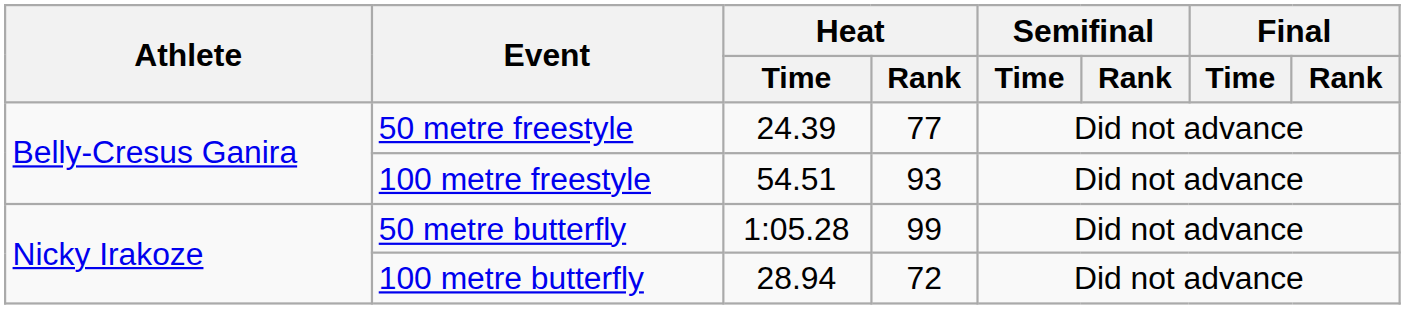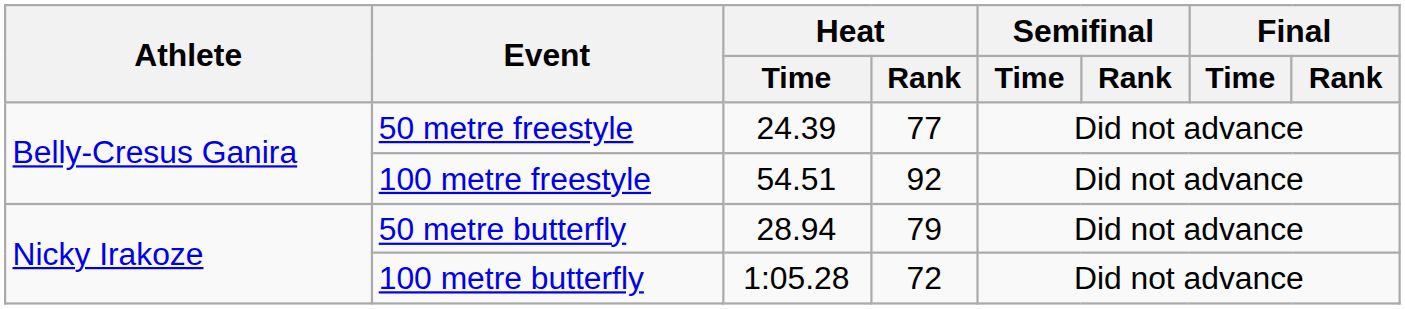(924, 179) 93 -> (924, 179) 92
(796, 229) 1:05.28 -> (796, 229) 28.94
(924, 229) 99 -> (924, 229) 79
(796, 279) 28.94 -> (796, 279) 1:05.28
